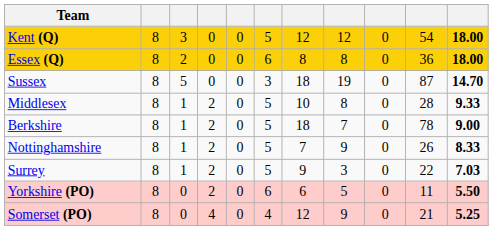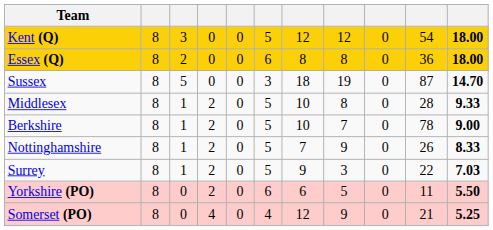(303, 125) 18 -> (303, 125) 10
